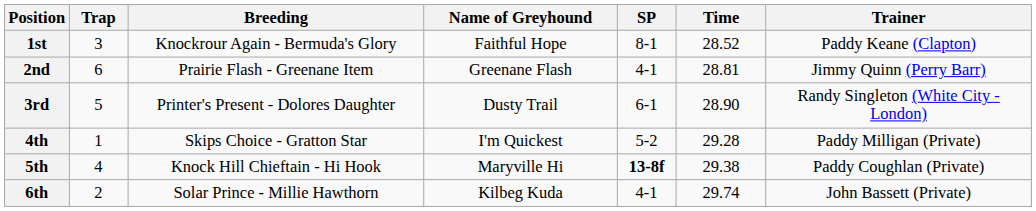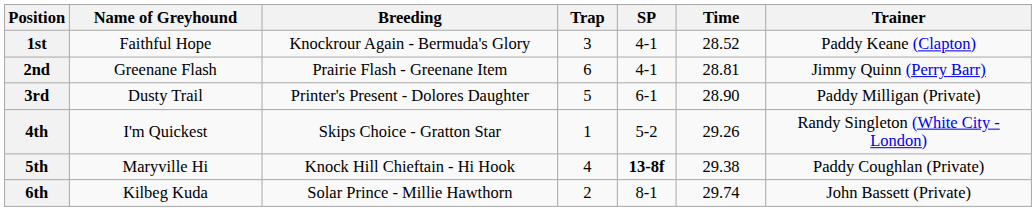columns swapped: (520, 17) <-> (98, 17)
(647, 43) 8-1 -> (647, 43) 4-1
(899, 105) Randy Singleton (White City - London) -> (899, 95) Paddy Milligan (Private)
(721, 140) 29.28 -> (721, 131) 29.26
(899, 140) Paddy Milligan (Private) -> (899, 131) Randy Singleton (White City - London)
(647, 192) 4-1 -> (647, 192) 8-1
